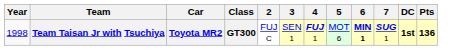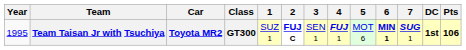+ column: (270, 12)
(17, 33) 1998 -> (17, 33) 1995
(269, 33) normal -> (293, 33) bold
(427, 33) 136 -> (451, 33) 106
